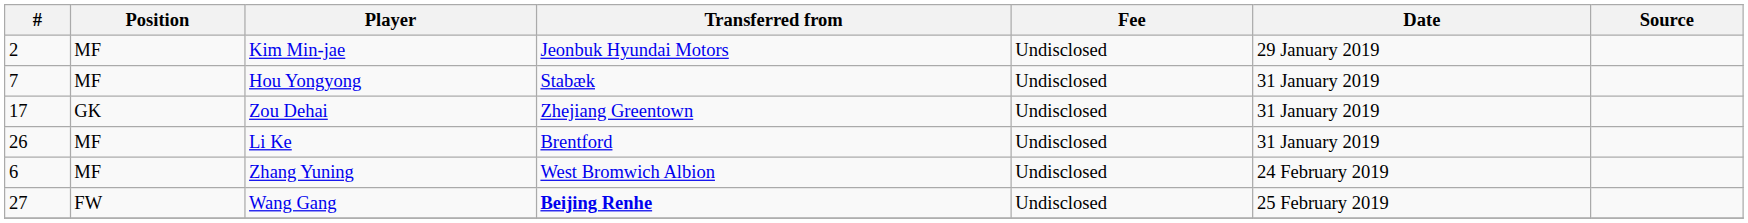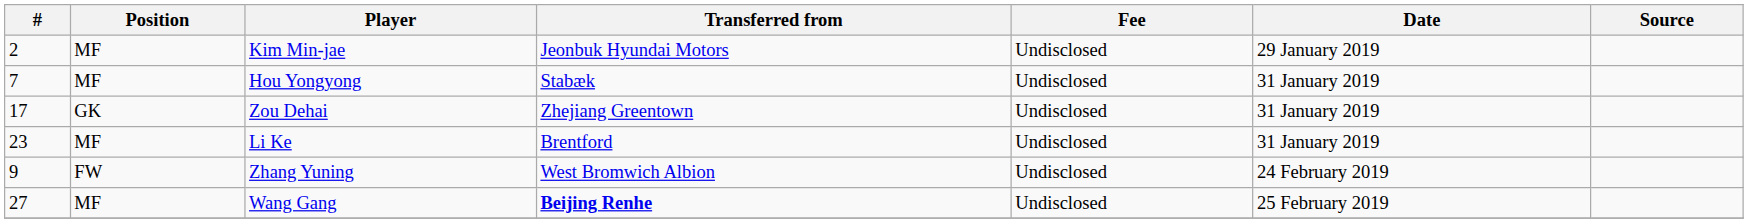(18, 142) 26 -> (18, 142) 23
(14, 172) 6 -> (14, 172) 9
(88, 172) MF -> (88, 172) FW
(88, 203) FW -> (88, 203) MF
